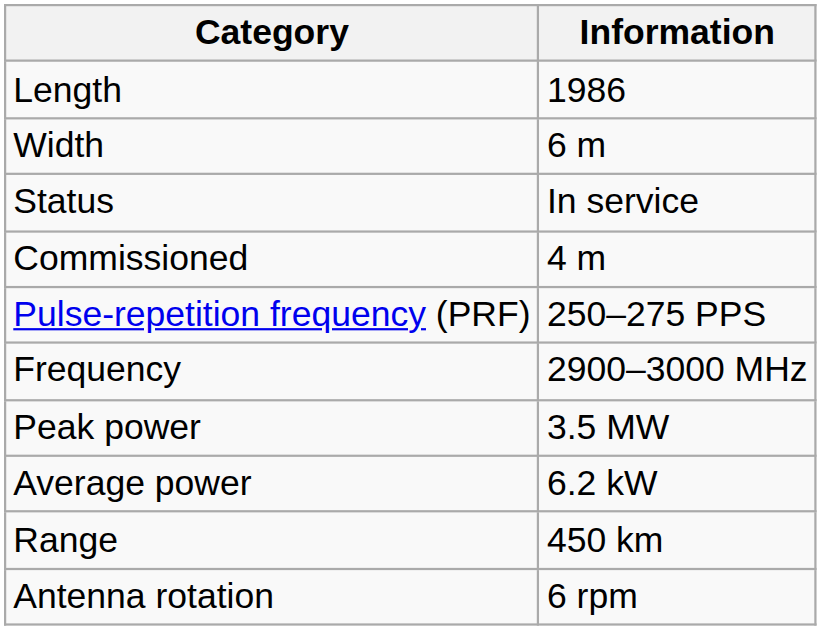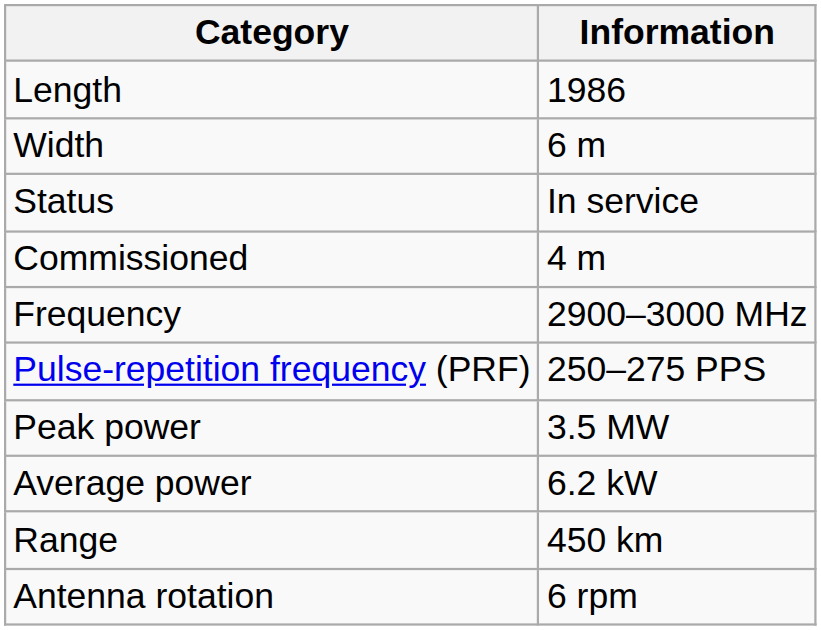rows swapped: (97, 370) <-> (272, 314)
